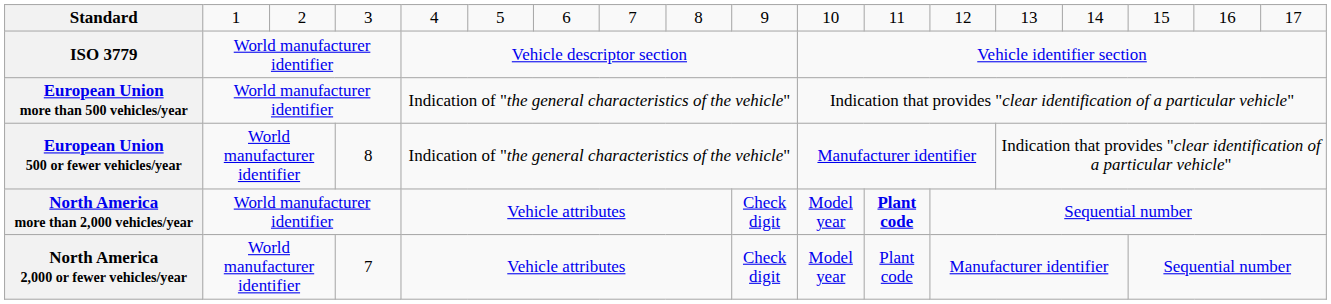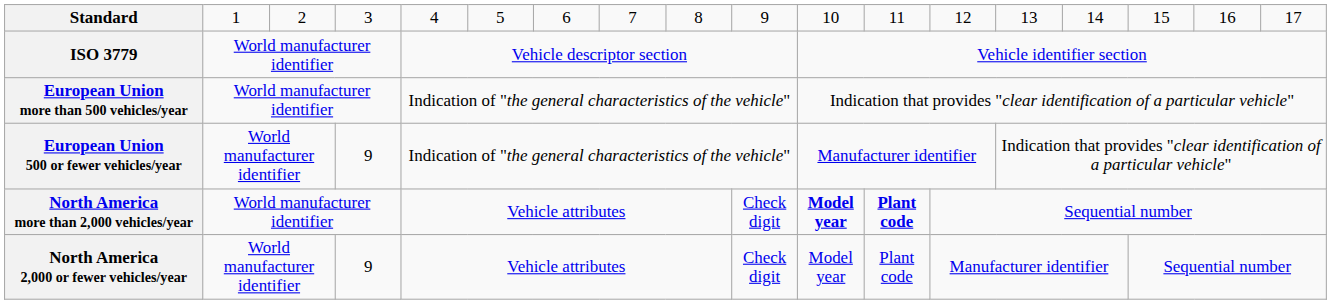(368, 155) 8 -> (368, 155) 9
(831, 211) normal -> (831, 211) bold
(368, 266) 7 -> (368, 266) 9
